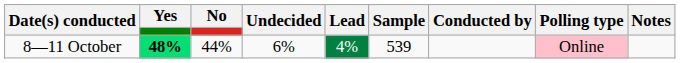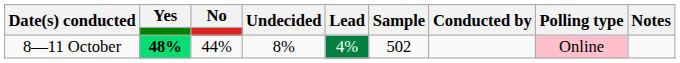(284, 46) 6% -> (284, 46) 8%
(399, 46) 539 -> (399, 46) 502
